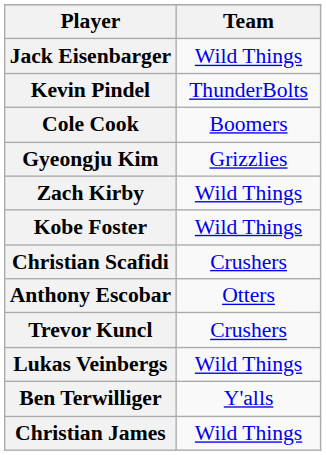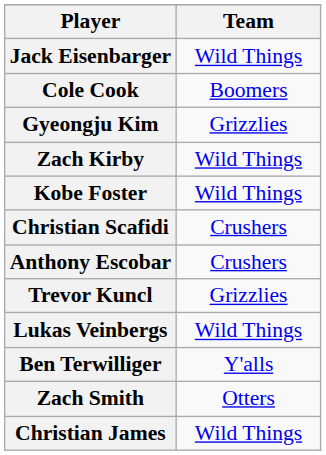- row: (90, 90)
(249, 295) Otters -> (249, 261) Crushers
(249, 329) Crushers -> (249, 295) Grizzlies
+ row: (90, 398)
